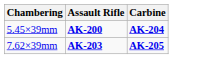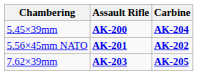+ row: (47, 45)
